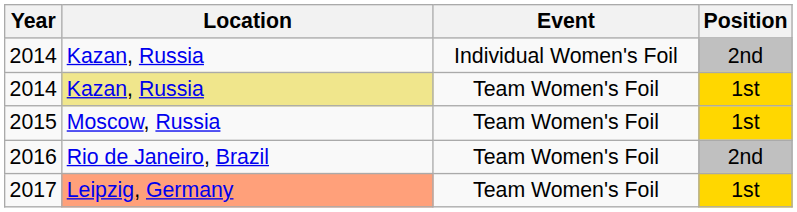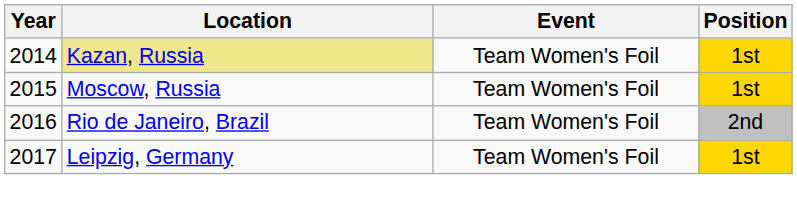- row: (33, 55)
(150, 190) lightsalmon background -> (150, 156) no background
